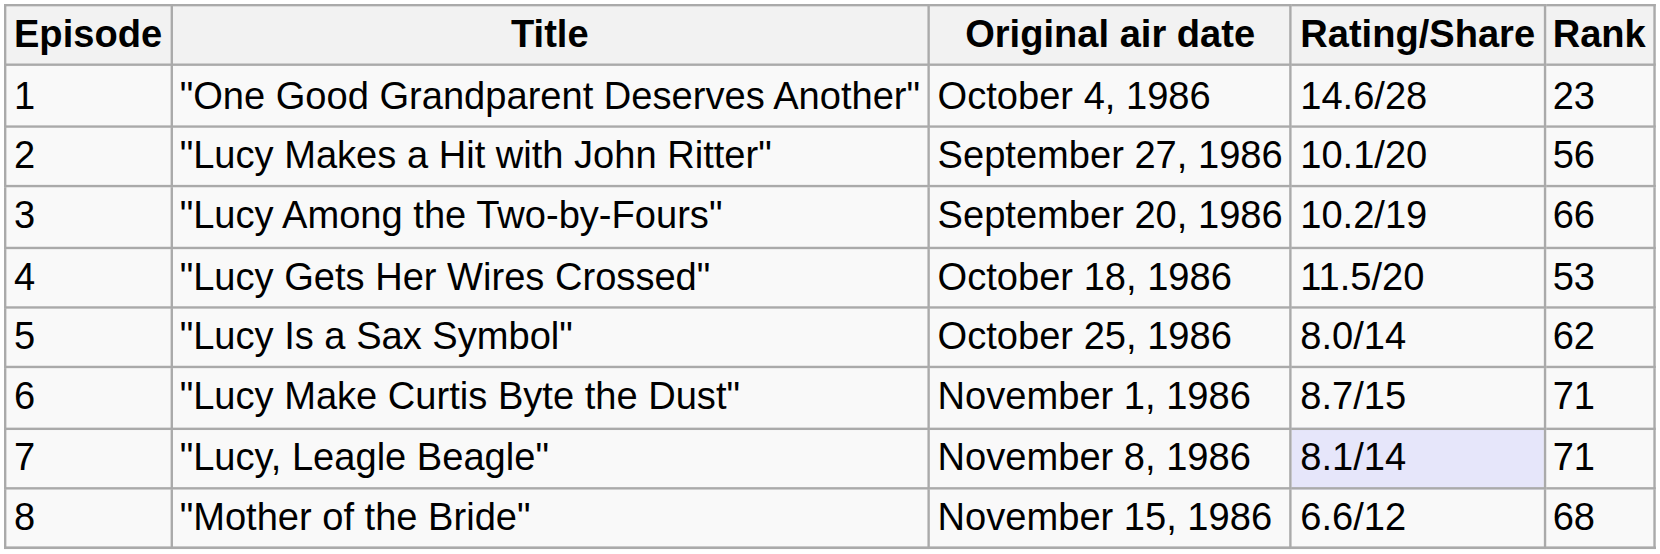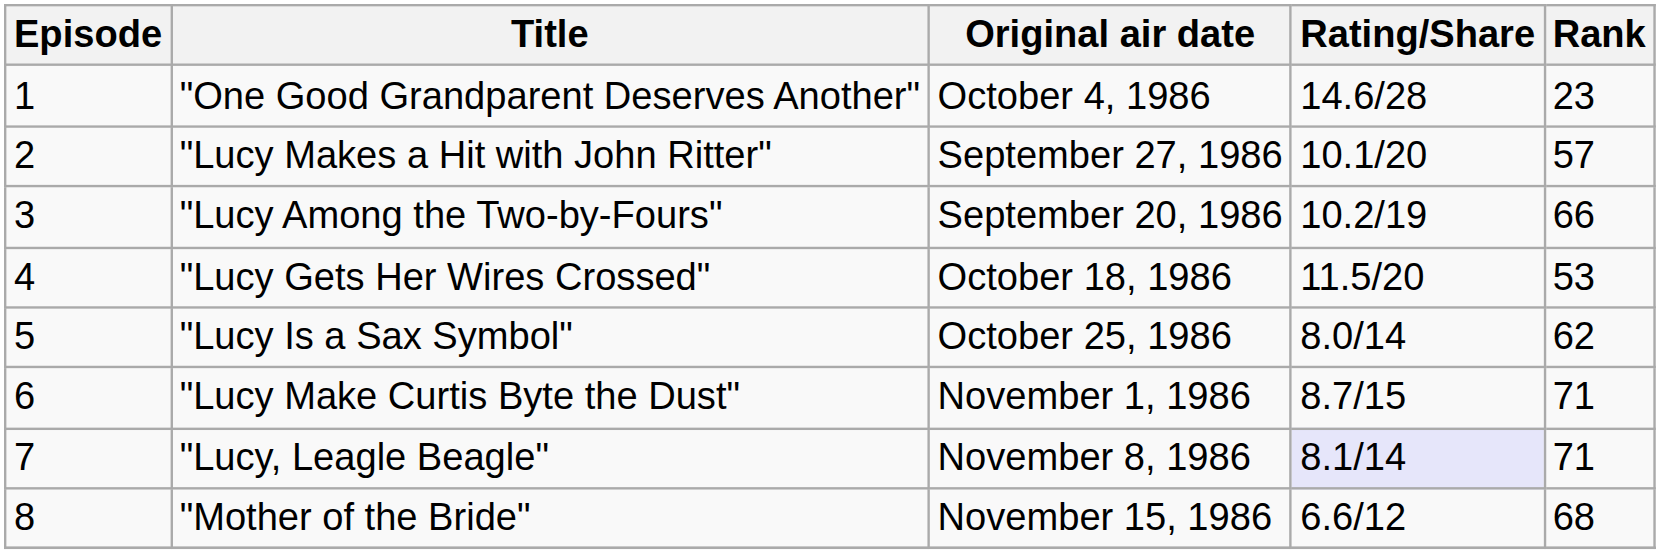(1574, 155) 56 -> (1574, 155) 57
